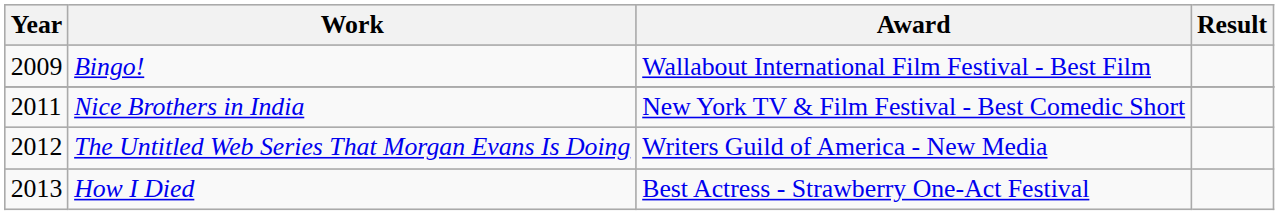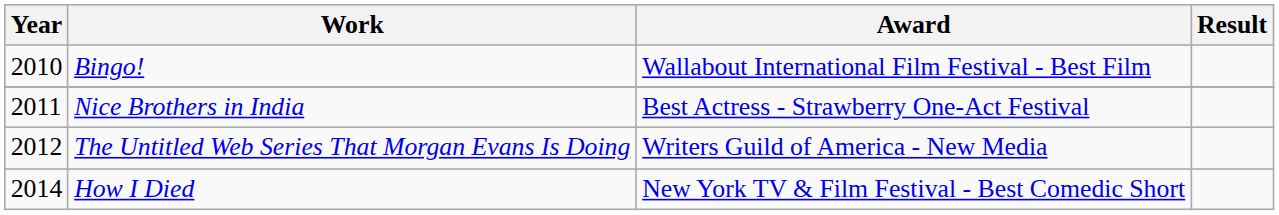(37, 65) 2009 -> (37, 65) 2010
(914, 106) New York TV & Film Festival - Best Comedic Short -> (866, 106) Best Actress - Strawberry One-Act Festival
(37, 188) 2013 -> (37, 188) 2014
(866, 188) Best Actress - Strawberry One-Act Festival -> (914, 188) New York TV & Film Festival - Best Comedic Short
